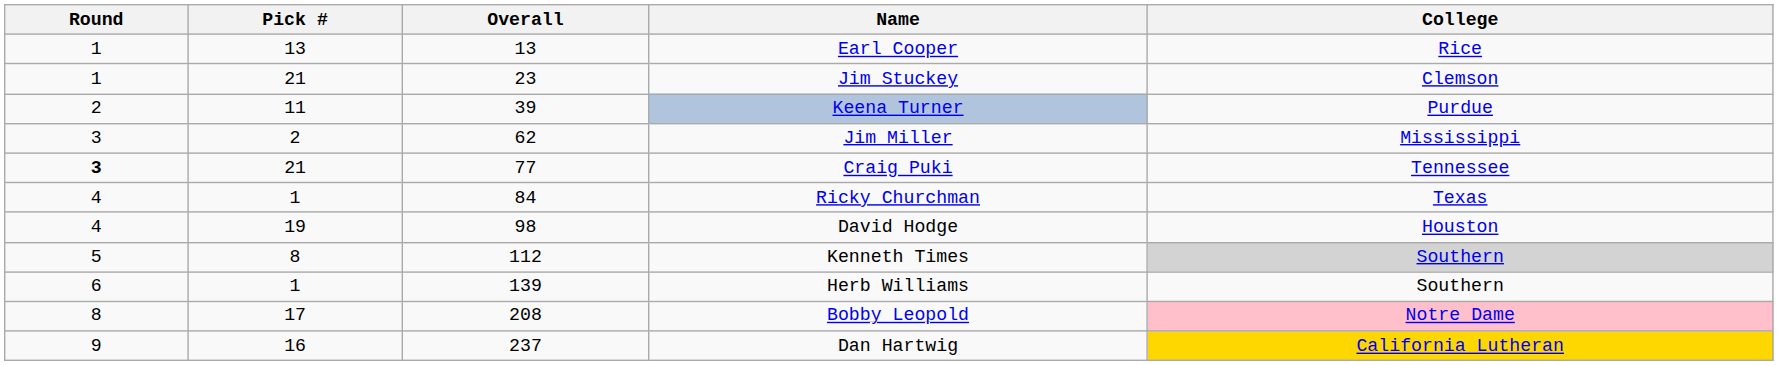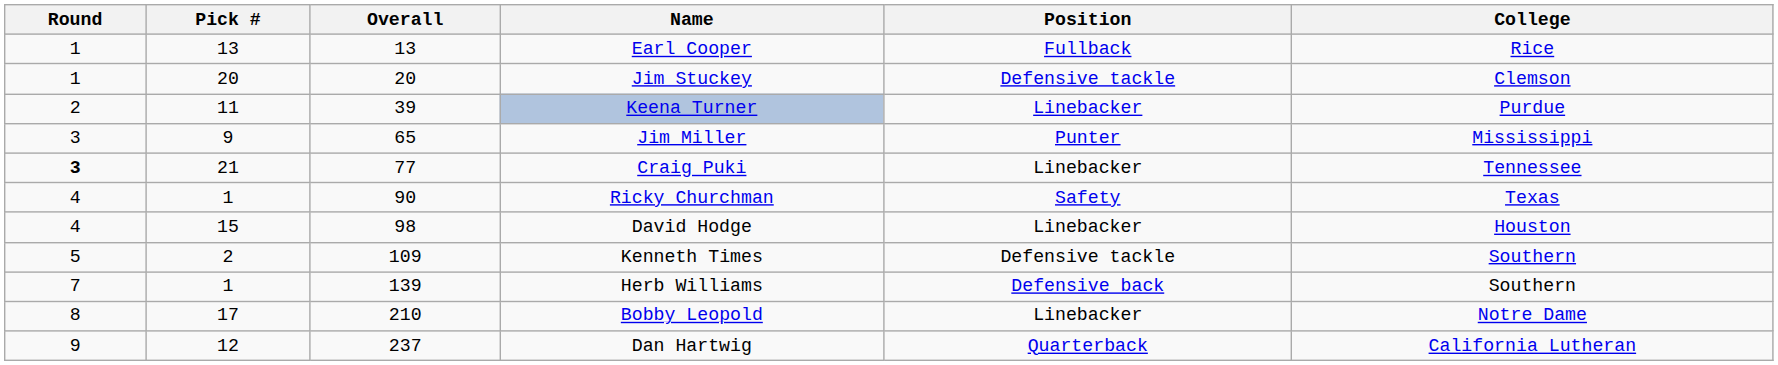+ column: (1088, 20)
(295, 79) 21 -> (228, 79) 20
(525, 79) 23 -> (405, 79) 20
(295, 138) 2 -> (228, 138) 9
(525, 138) 62 -> (405, 138) 65
(525, 198) 84 -> (405, 198) 90
(295, 227) 19 -> (228, 227) 15
(295, 257) 8 -> (228, 257) 2
(525, 257) 112 -> (405, 257) 109
(1460, 257) lightgrey background -> (1532, 257) no background
(96, 286) 6 -> (75, 286) 7
(525, 316) 208 -> (405, 316) 210
(1460, 316) pink background -> (1532, 316) no background
(295, 346) 16 -> (228, 346) 12
(1460, 346) gold background -> (1532, 346) no background
